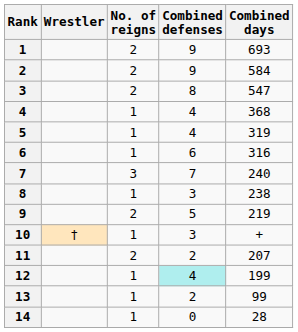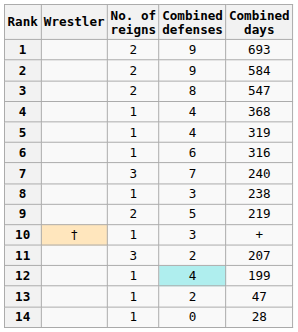(133, 255) 2 -> (133, 255) 3
(259, 296) 99 -> (259, 296) 47
